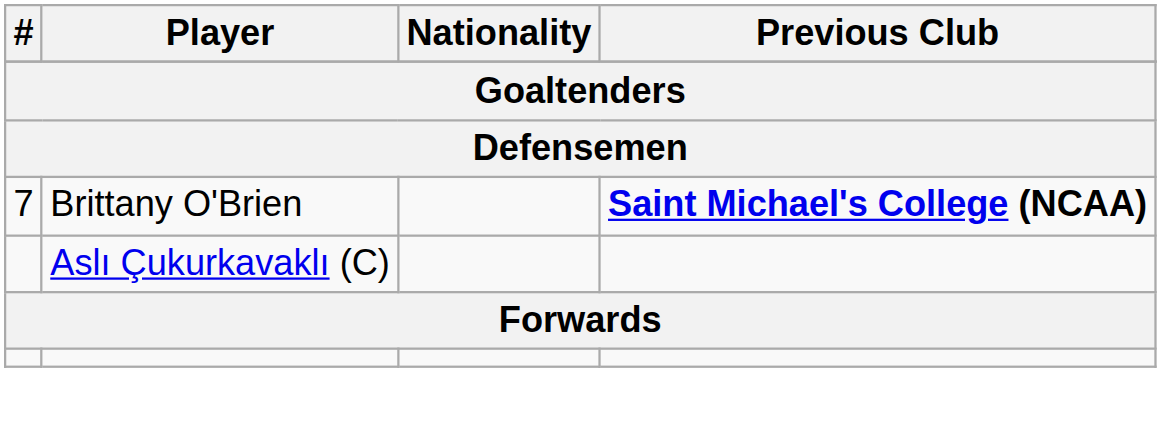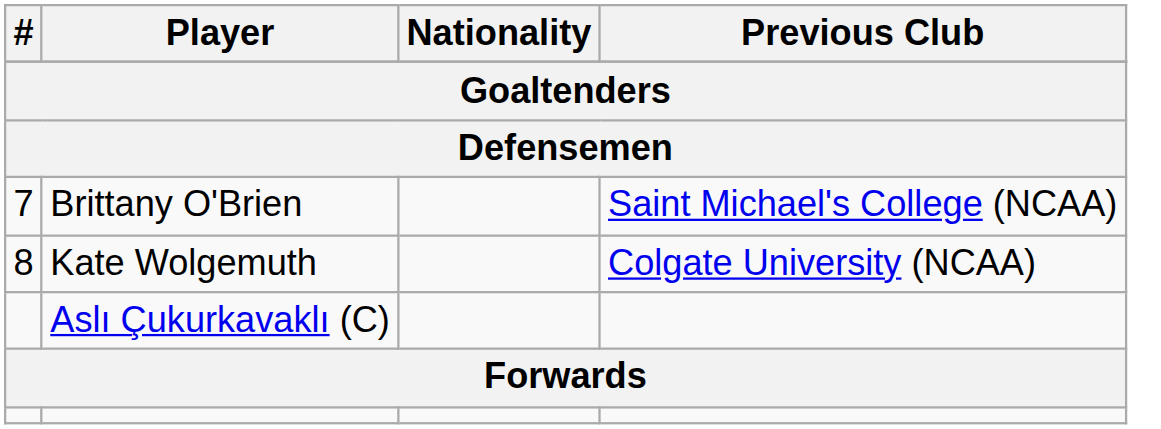(878, 205) bold -> (863, 205) normal
+ row: (24, 262)
